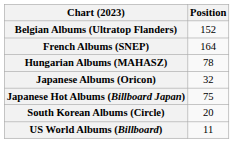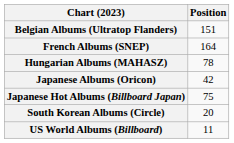(208, 29) 152 -> (208, 29) 151
(208, 79) 32 -> (208, 79) 42
